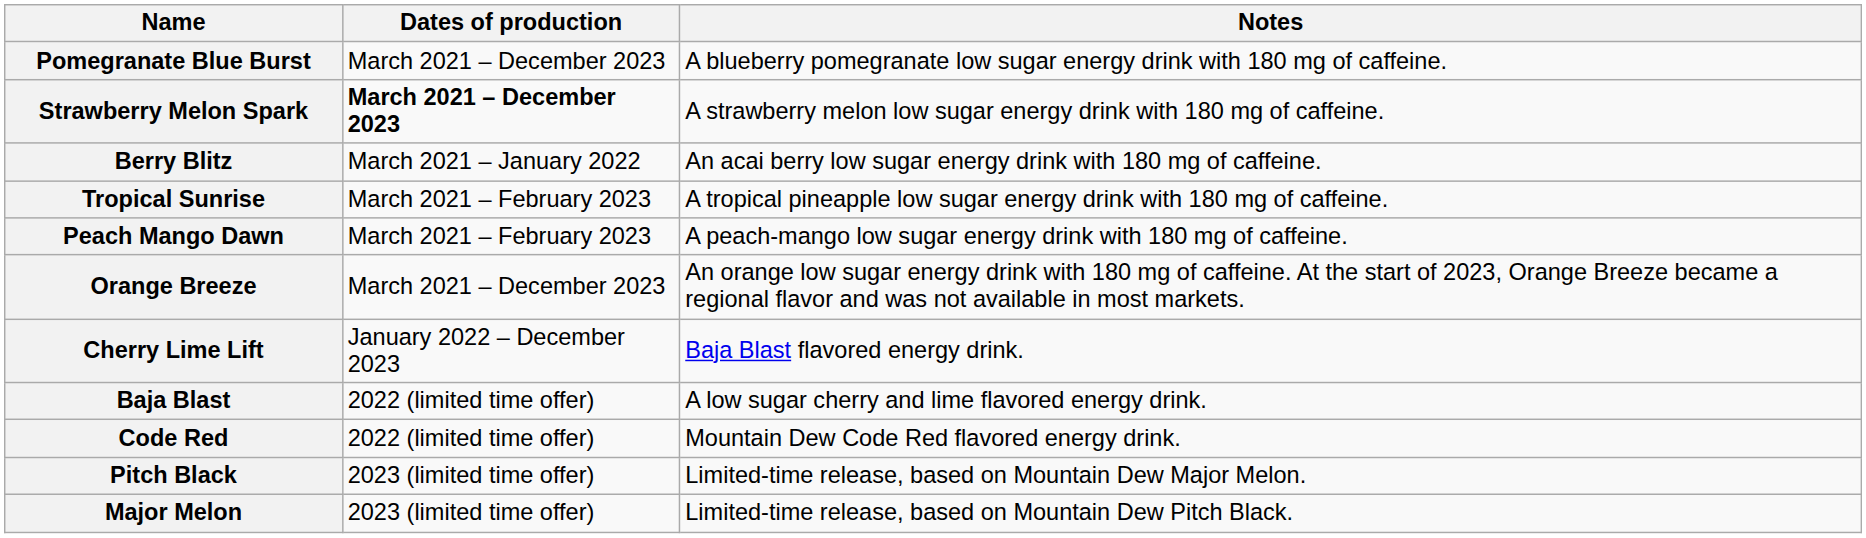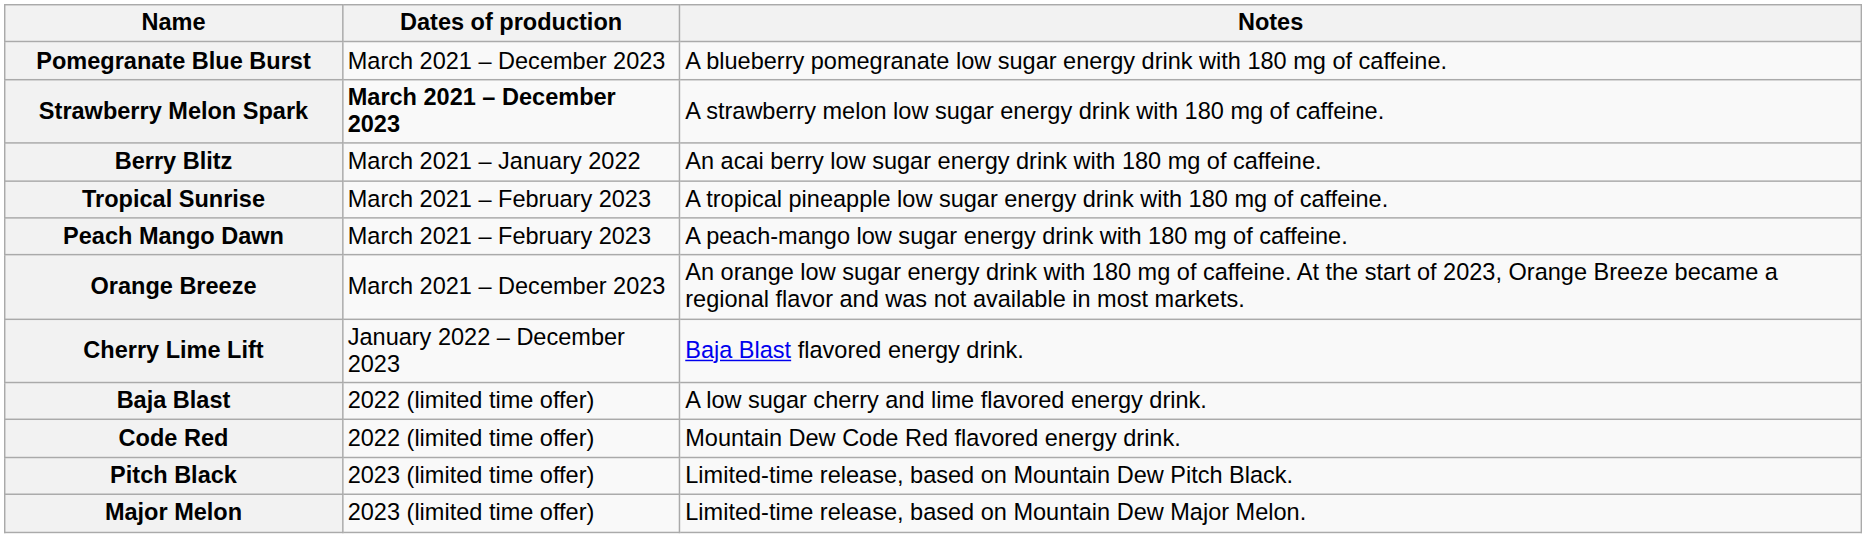(996, 475) Limited-time release, based on Mountain Dew Major Melon. -> (989, 475) Limited-time release, based on Mountain Dew Pitch Black.
(989, 512) Limited-time release, based on Mountain Dew Pitch Black. -> (996, 512) Limited-time release, based on Mountain Dew Major Melon.
